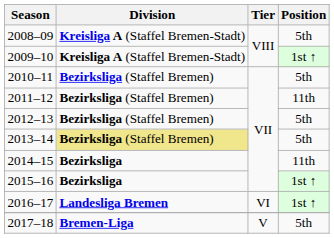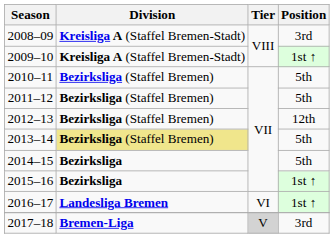(304, 35) 5th -> (304, 35) 3rd
(304, 98) 11th -> (304, 98) 5th
(304, 118) 5th -> (304, 118) 12th
(304, 160) 11th -> (304, 160) 5th
(263, 222) no background -> (263, 222) lightgrey background
(304, 222) 5th -> (304, 222) 3rd
